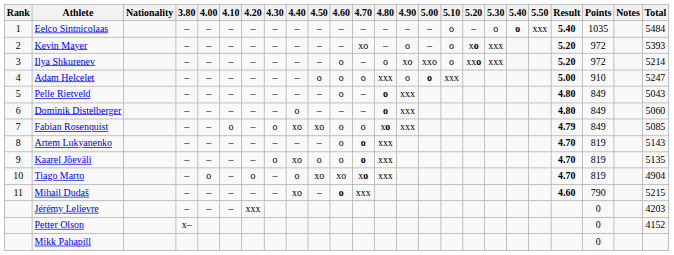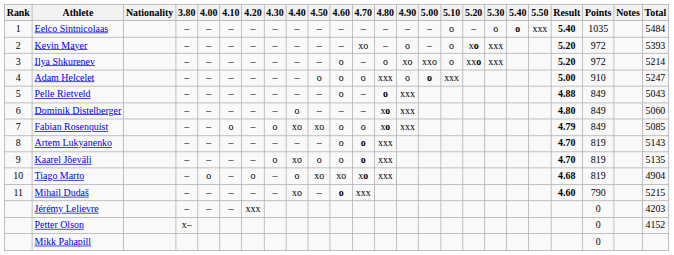(567, 94) 4.80 -> (567, 94) 4.88
(385, 110) o -> (385, 110) xo
(567, 176) 4.70 -> (567, 176) 4.68
